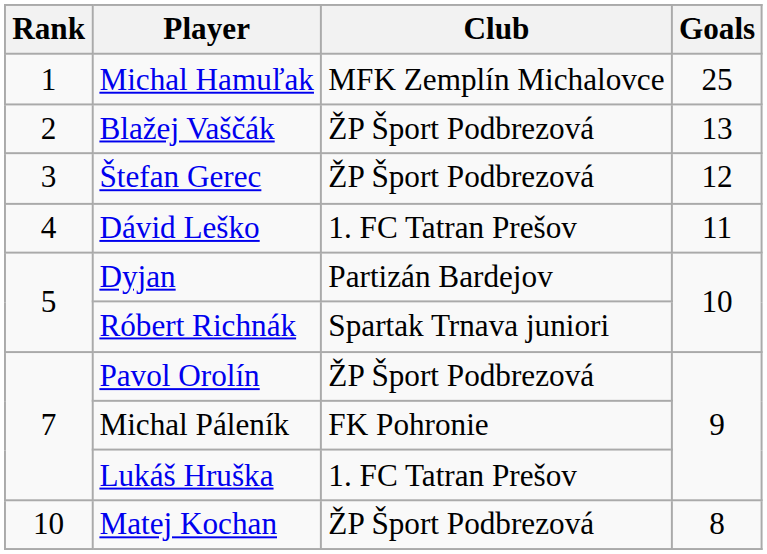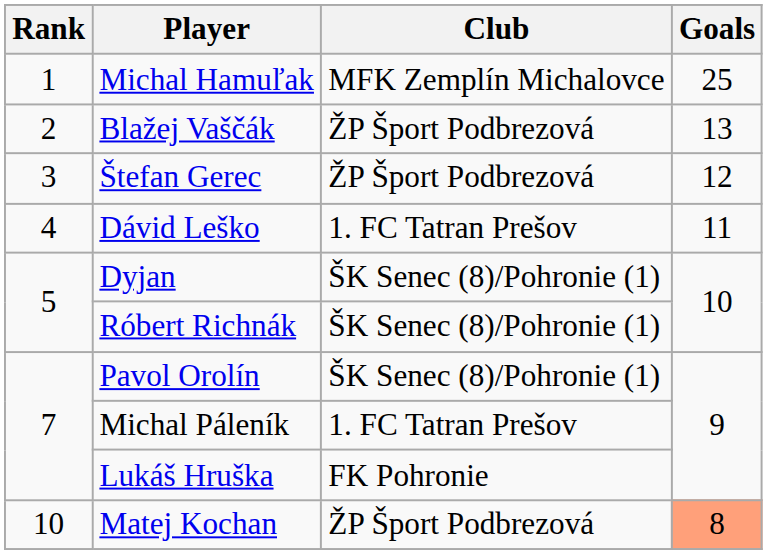(441, 276) Partizán Bardejov -> (494, 276) ŠK Senec (8)/Pohronie (1)
(469, 326) Spartak Trnava juniori -> (494, 326) ŠK Senec (8)/Pohronie (1)
(461, 375) ŽP Šport Podbrezová -> (494, 375) ŠK Senec (8)/Pohronie (1)
(409, 425) FK Pohronie -> (453, 425) 1. FC Tatran Prešov
(453, 474) 1. FC Tatran Prešov -> (409, 474) FK Pohronie
(717, 524) no background -> (717, 524) lightsalmon background
